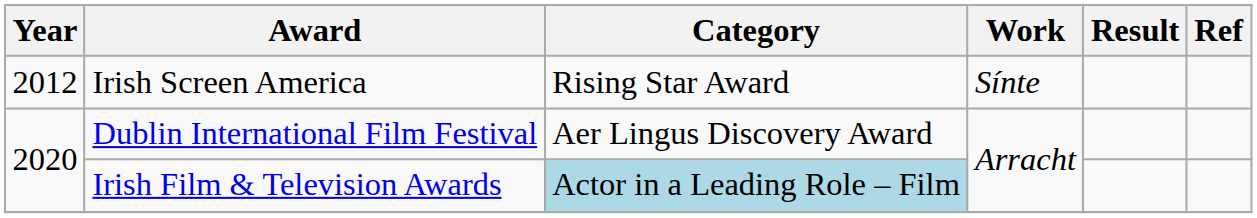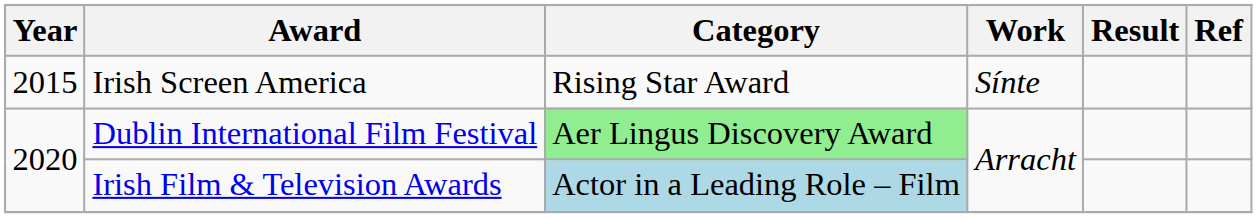(45, 81) 2012 -> (45, 81) 2015
(742, 133) no background -> (742, 133) lightgreen background
